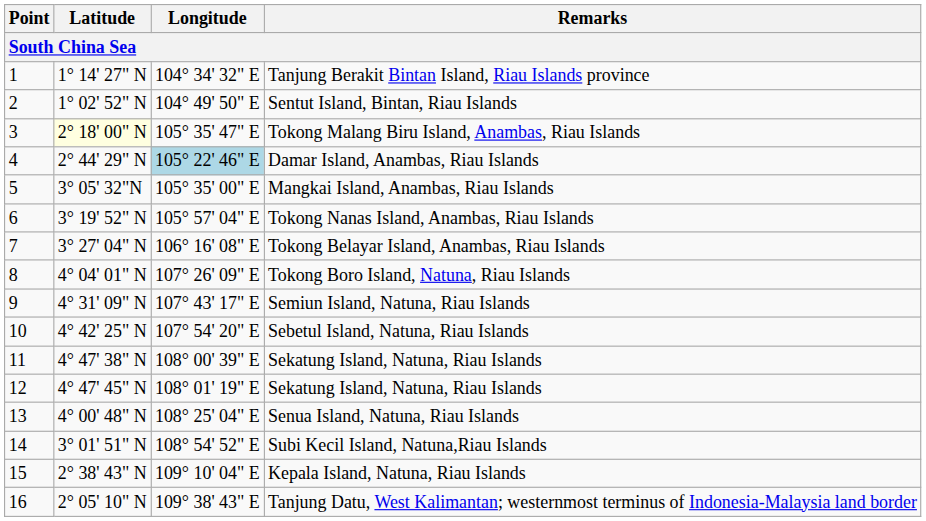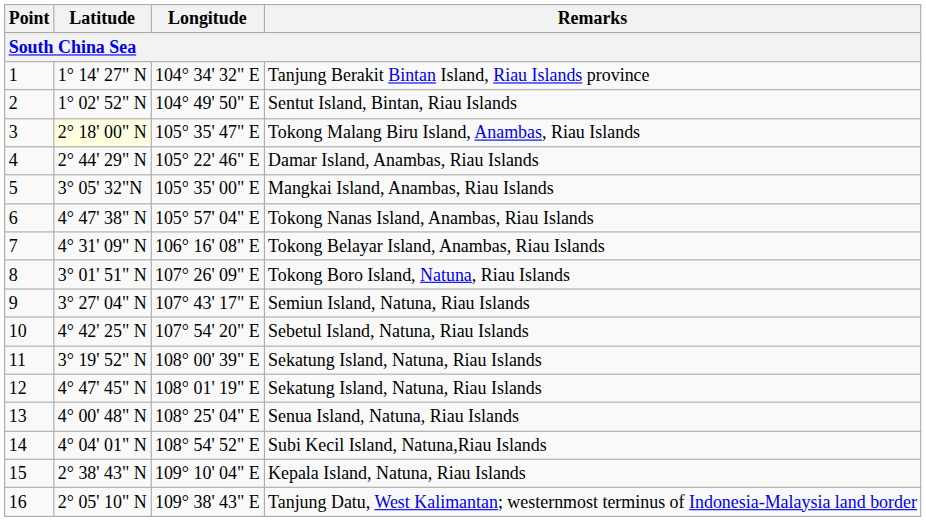(207, 160) lightblue background -> (207, 160) no background
(102, 217) 3° 19' 52" N -> (102, 217) 4° 47' 38" N
(102, 246) 3° 27' 04" N -> (102, 246) 4° 31' 09" N
(102, 274) 4° 04' 01" N -> (102, 274) 3° 01' 51" N
(102, 302) 4° 31' 09" N -> (102, 302) 3° 27' 04" N
(102, 359) 4° 47' 38" N -> (102, 359) 3° 19' 52" N
(102, 445) 3° 01' 51" N -> (102, 445) 4° 04' 01" N
